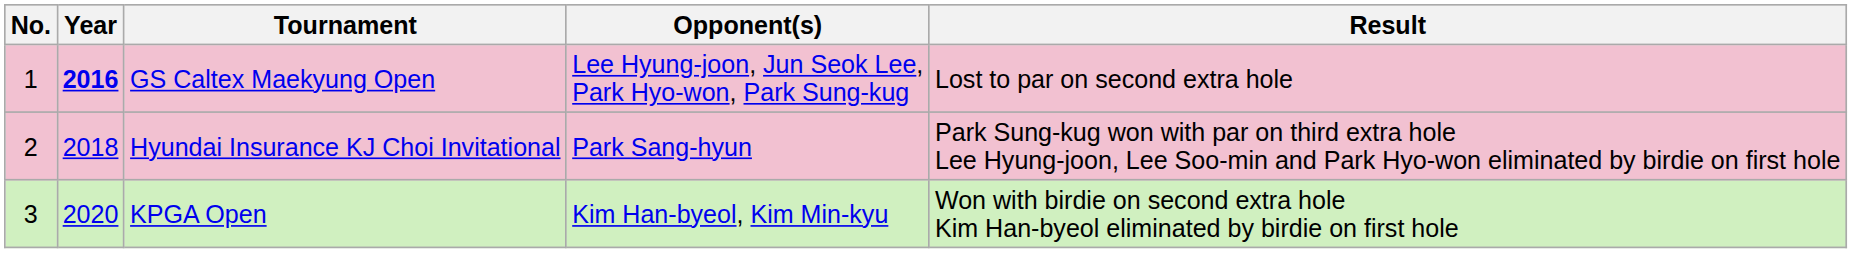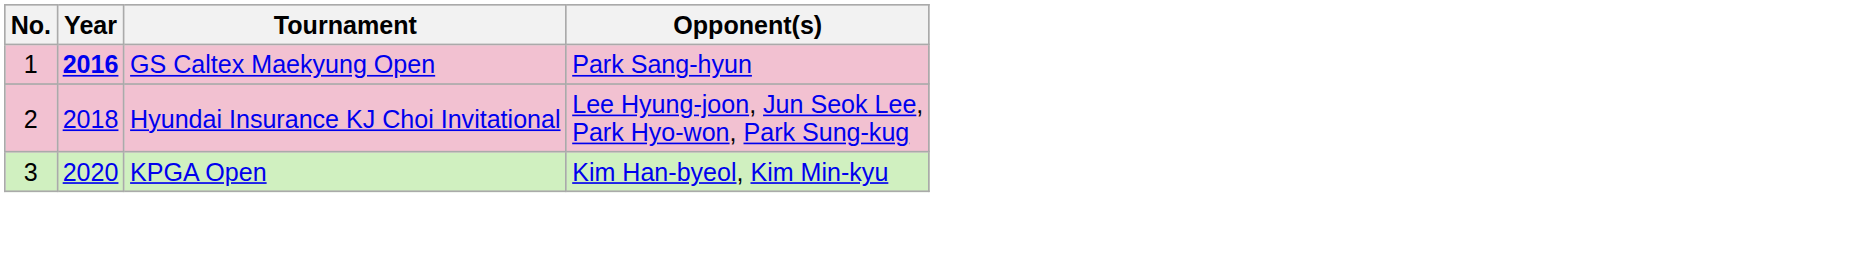- column: (1388, 25)
(748, 79) Lee Hyung-joon, Jun Seok Lee, Park Hyo-won, Park Sung-kug -> (662, 65) Park Sang-hyun
(662, 146) Park Sang-hyun -> (748, 118) Lee Hyung-joon, Jun Seok Lee, Park Hyo-won, Park Sung-kug
